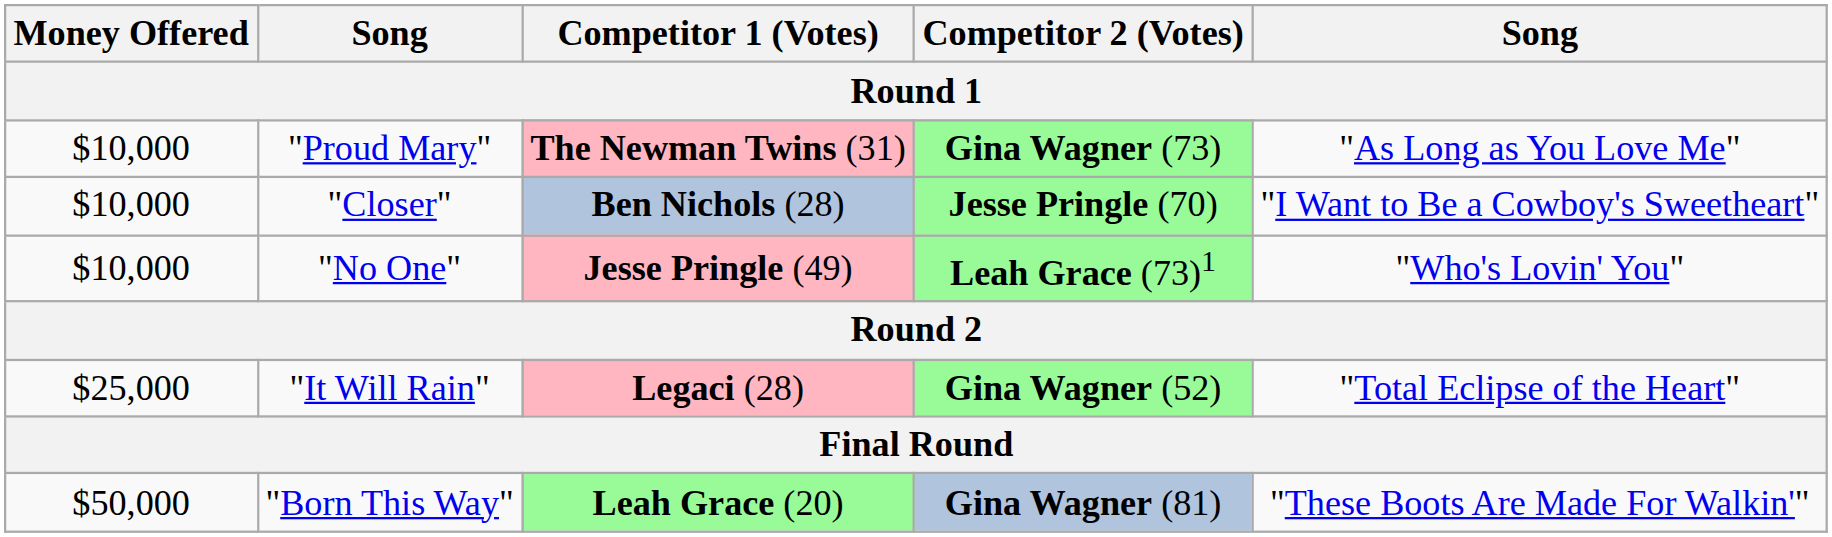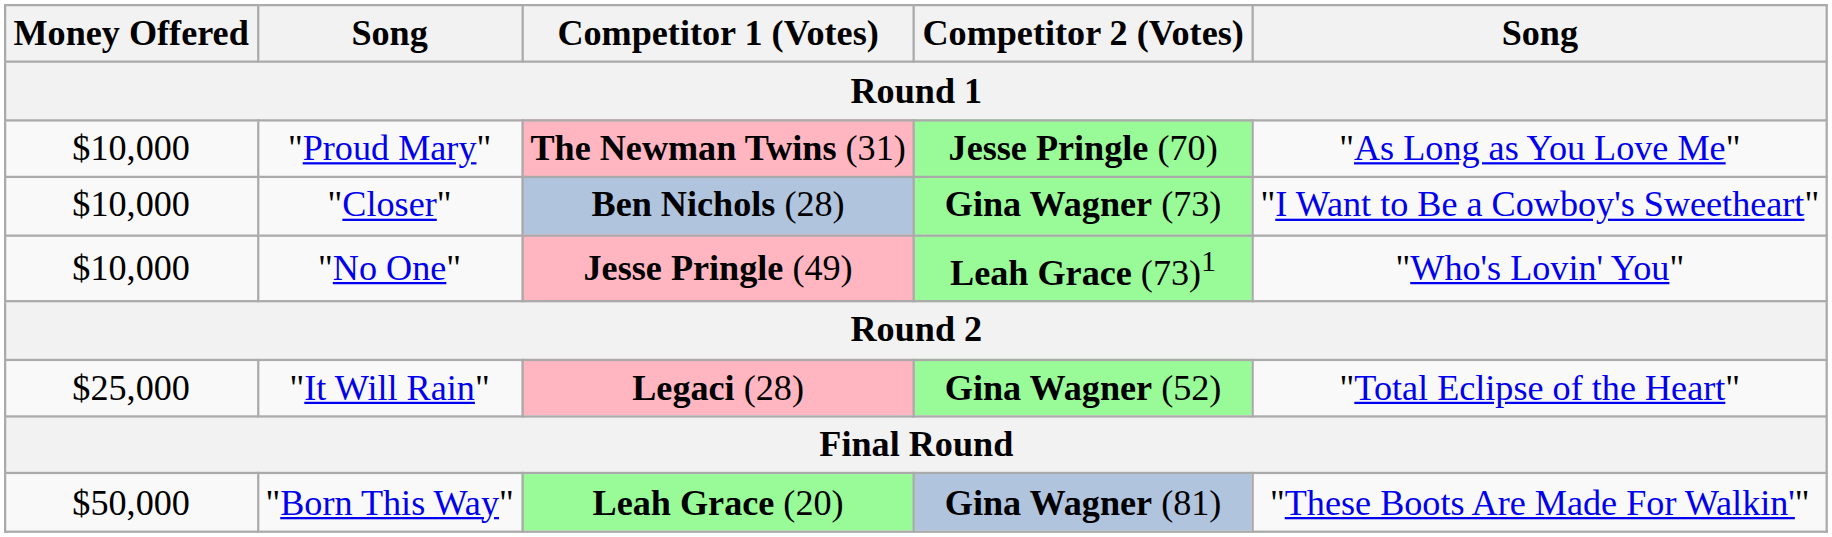(1083, 147) Gina Wagner (73) -> (1083, 147) Jesse Pringle (70)
(1083, 205) Jesse Pringle (70) -> (1083, 205) Gina Wagner (73)
